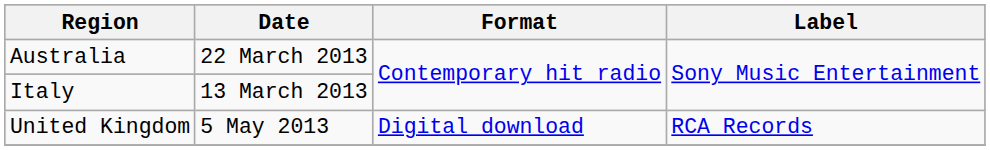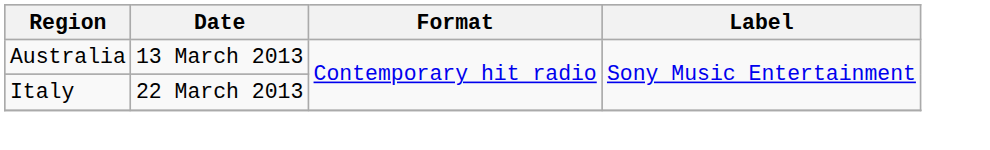(284, 57) 22 March 2013 -> (220, 57) 13 March 2013
(284, 92) 13 March 2013 -> (220, 92) 22 March 2013
- row: (100, 127)
